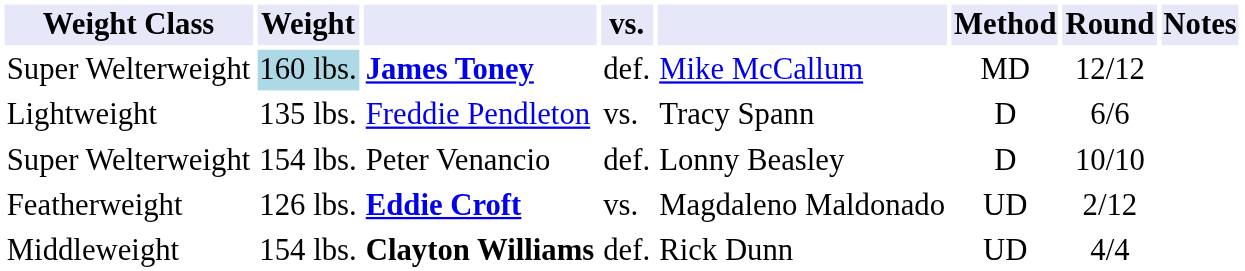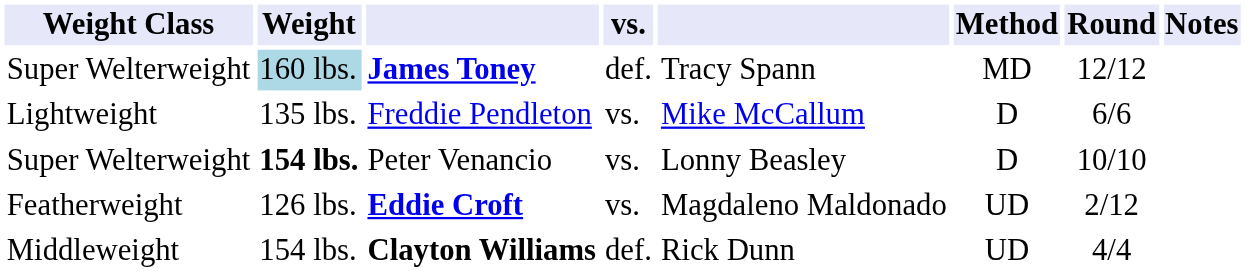(761, 69) Mike McCallum -> (738, 69) Tracy Spann
(737, 114) Tracy Spann -> (763, 114) Mike McCallum
(308, 159) normal -> (309, 159) bold
(627, 159) def. -> (622, 159) vs.
